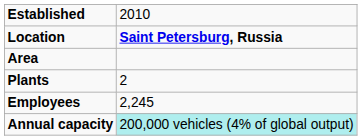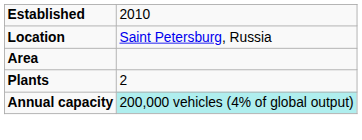(201, 37) bold -> (196, 37) normal
- row: (44, 102)
